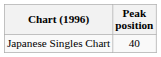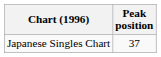(134, 43) 40 -> (134, 43) 37
